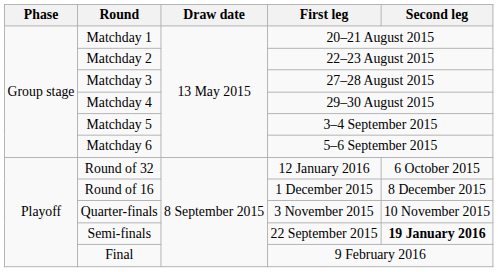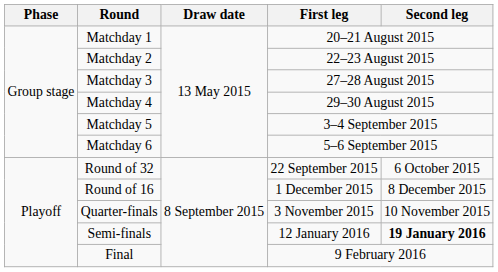(324, 168) 12 January 2016 -> (324, 168) 22 September 2015
(324, 233) 22 September 2015 -> (324, 233) 12 January 2016
